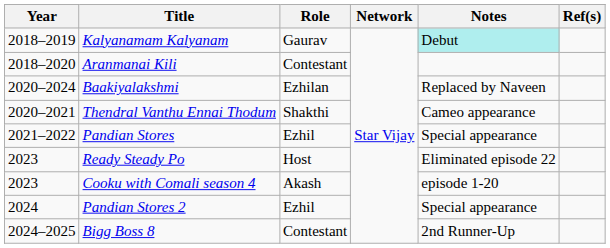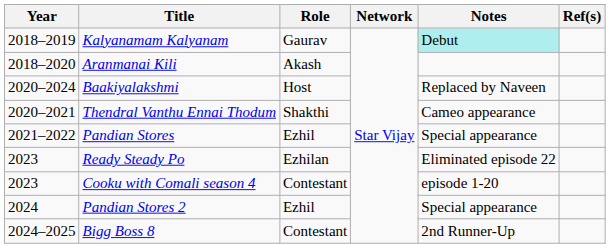(315, 64) Contestant -> (302, 64) Akash
(306, 87) Ezhilan -> (297, 87) Host
(297, 159) Host -> (306, 159) Ezhilan
(302, 183) Akash -> (315, 183) Contestant
